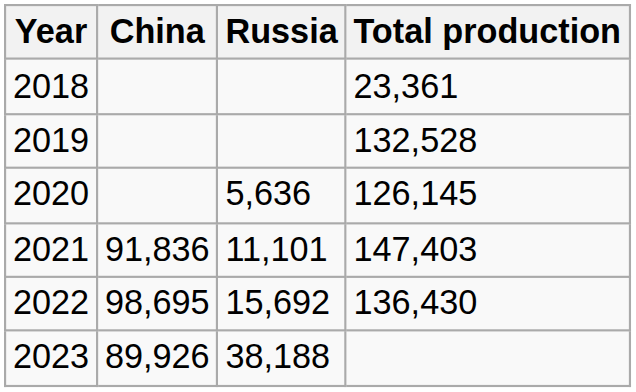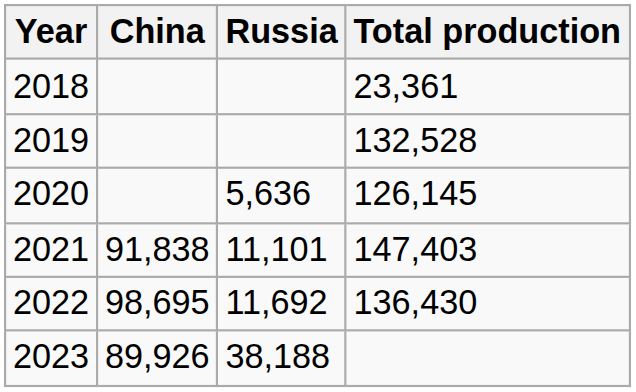(157, 248) 91,836 -> (157, 248) 91,838
(278, 303) 15,692 -> (277, 303) 11,692
